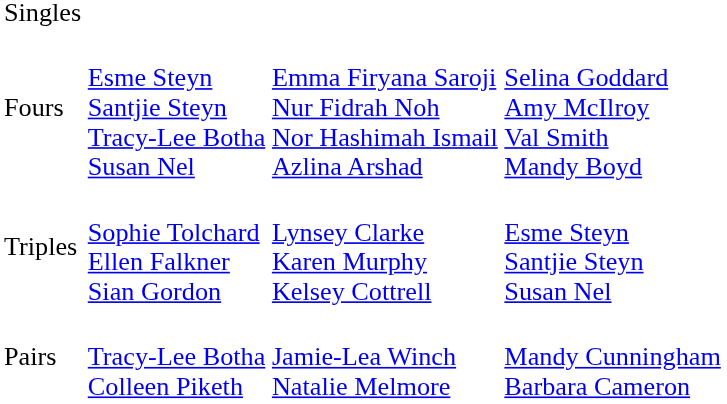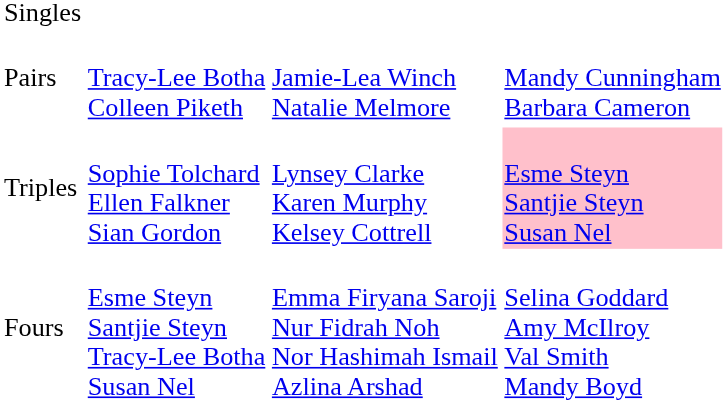rows swapped: (30, 356) <-> (34, 107)
(574, 261) no background -> (574, 202) pink background
